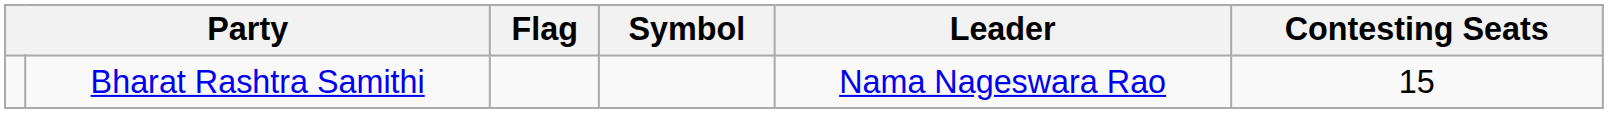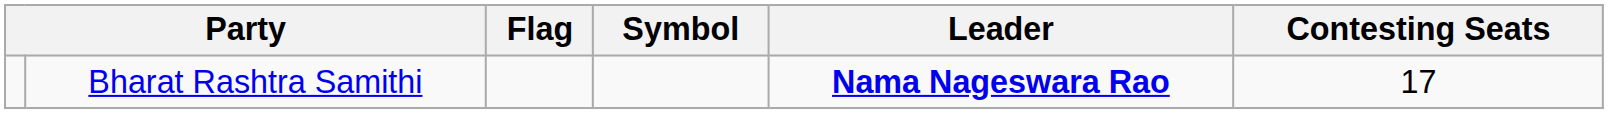(1003, 81) normal -> (1001, 81) bold
(1417, 81) 15 -> (1418, 81) 17
